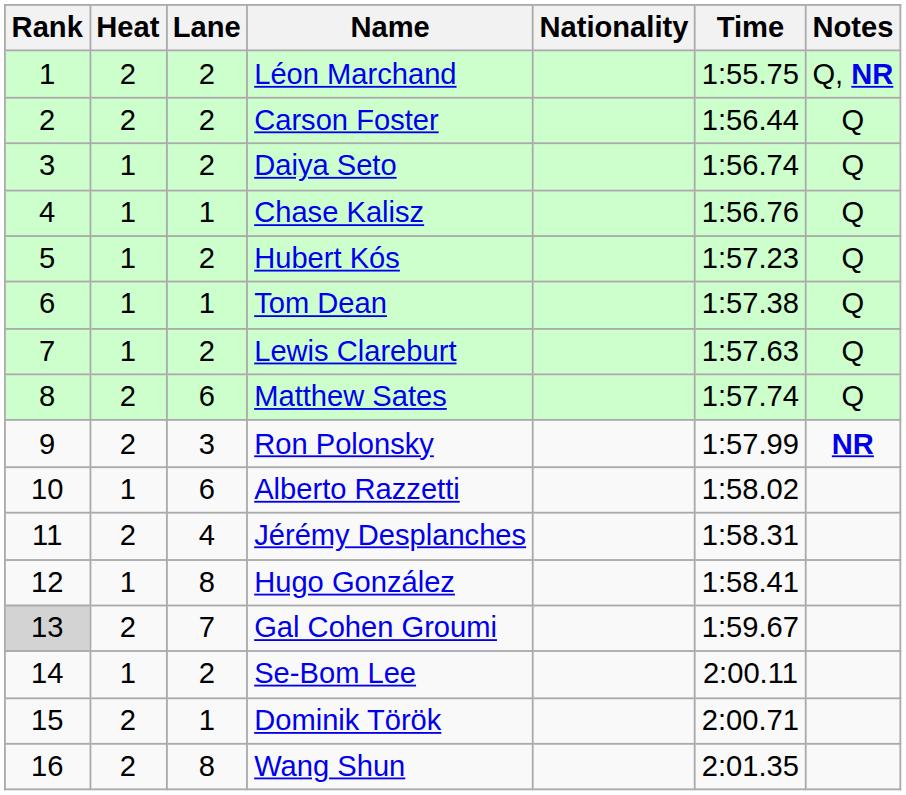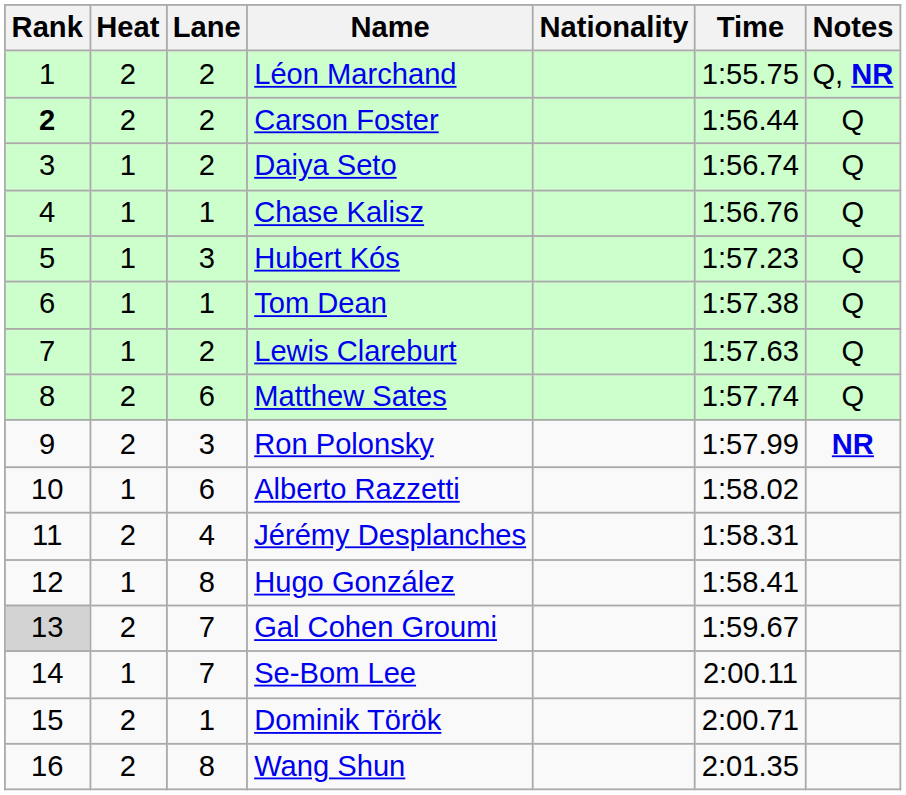(47, 119) normal -> (47, 119) bold
(207, 258) 2 -> (207, 258) 3
(207, 674) 2 -> (207, 674) 7
